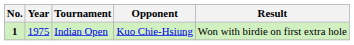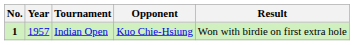(39, 31) 1975 -> (39, 31) 1957
